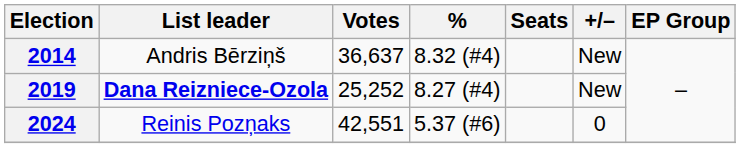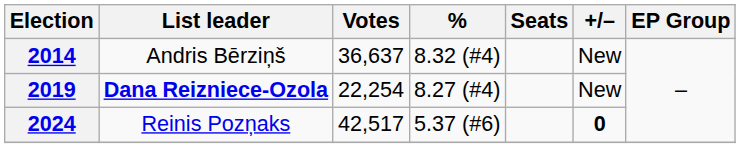(371, 90) 25,252 -> (371, 90) 22,254
(371, 124) 42,551 -> (371, 124) 42,517
(600, 124) normal -> (600, 124) bold
